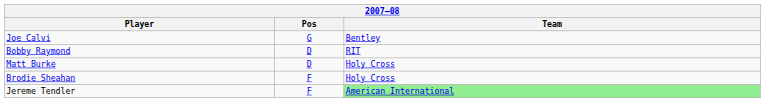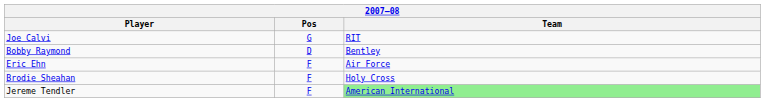(363, 38) Bentley -> (353, 38) RIT
(353, 51) RIT -> (363, 51) Bentley
- row: (31, 64)
+ row: (26, 64)
